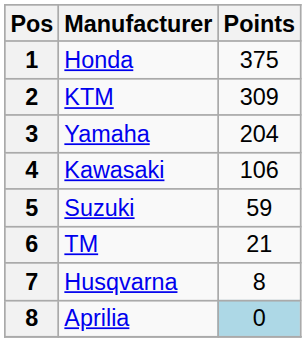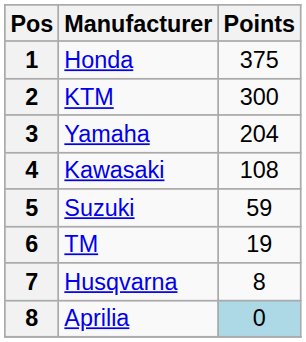(259, 97) 309 -> (259, 97) 300
(259, 170) 106 -> (259, 170) 108
(259, 244) 21 -> (259, 244) 19
